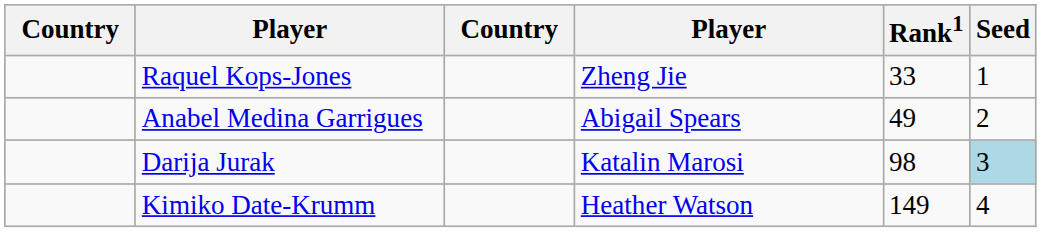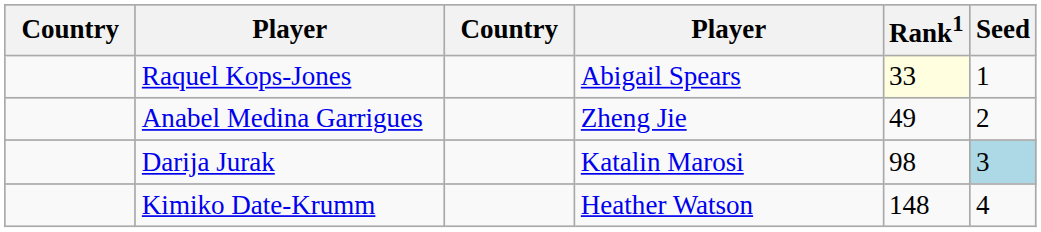(634, 76) Zheng Jie -> (661, 76) Abigail Spears
(903, 76) no background -> (903, 76) lightyellow background
(661, 119) Abigail Spears -> (634, 119) Zheng Jie
(909, 204) 149 -> (909, 204) 148
